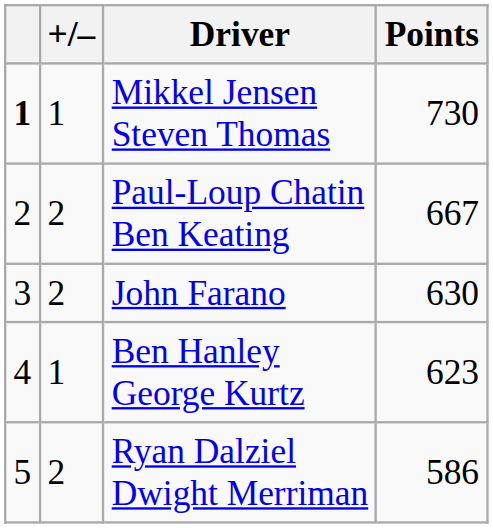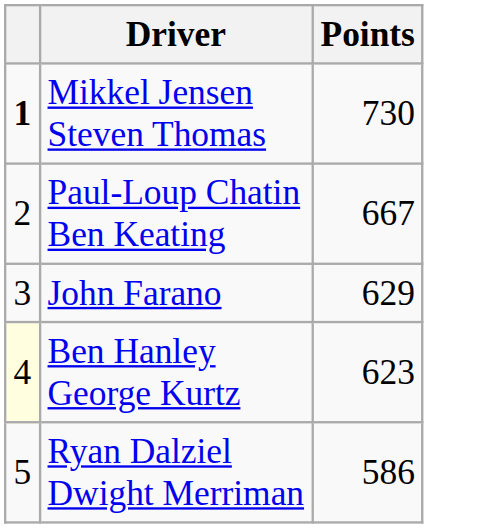- column: (71, 33)
(453, 292) 630 -> (388, 292) 629
(22, 372) no background -> (22, 372) lightyellow background
